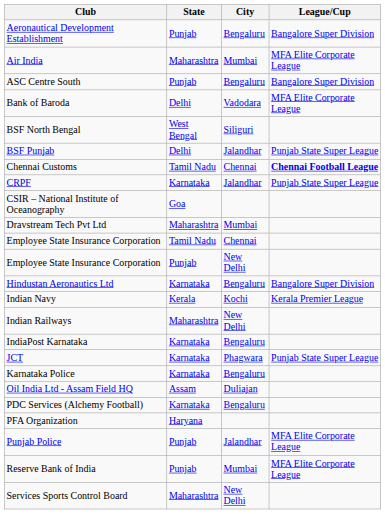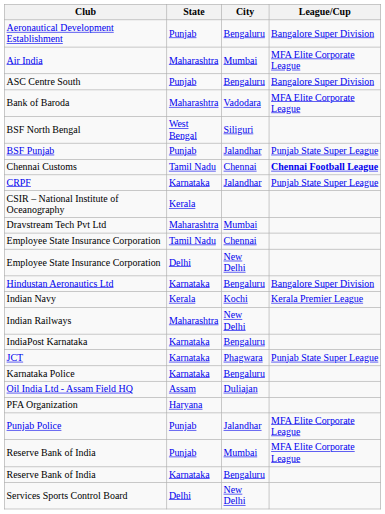(180, 103) Delhi -> (194, 103) Maharashtra
(180, 151) Delhi -> (183, 151) Punjab
(177, 204) Goa -> (182, 204) Kerala
(183, 262) Punjab -> (180, 262) Delhi
- row: (75, 405)
+ row: (51, 474)
(194, 495) Maharashtra -> (180, 495) Delhi
